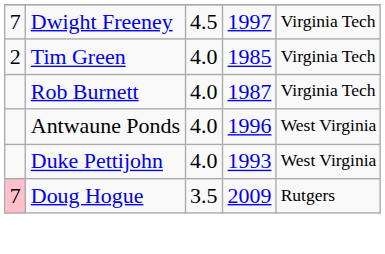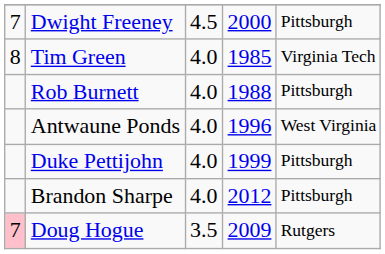(250, 21) 1997 -> (250, 21) 2000
(328, 21) Virginia Tech -> (317, 21) Pittsburgh
(15, 56) 2 -> (15, 56) 8
(250, 91) 1987 -> (250, 91) 1988
(328, 91) Virginia Tech -> (317, 91) Pittsburgh
(250, 160) 1993 -> (250, 160) 1999
(329, 160) West Virginia -> (317, 160) Pittsburgh
+ row: (102, 195)
